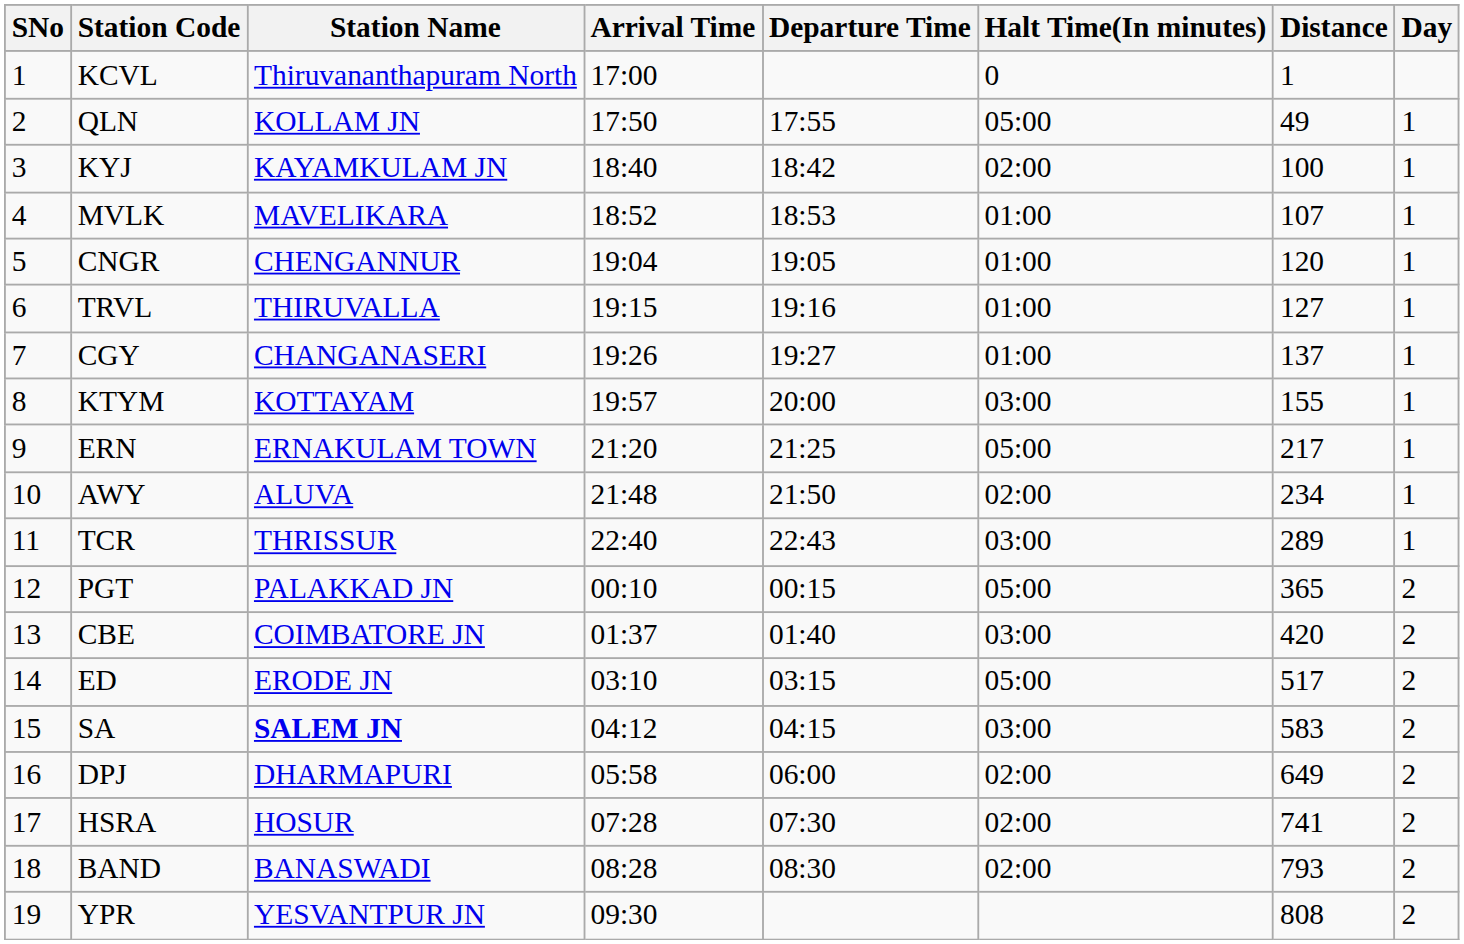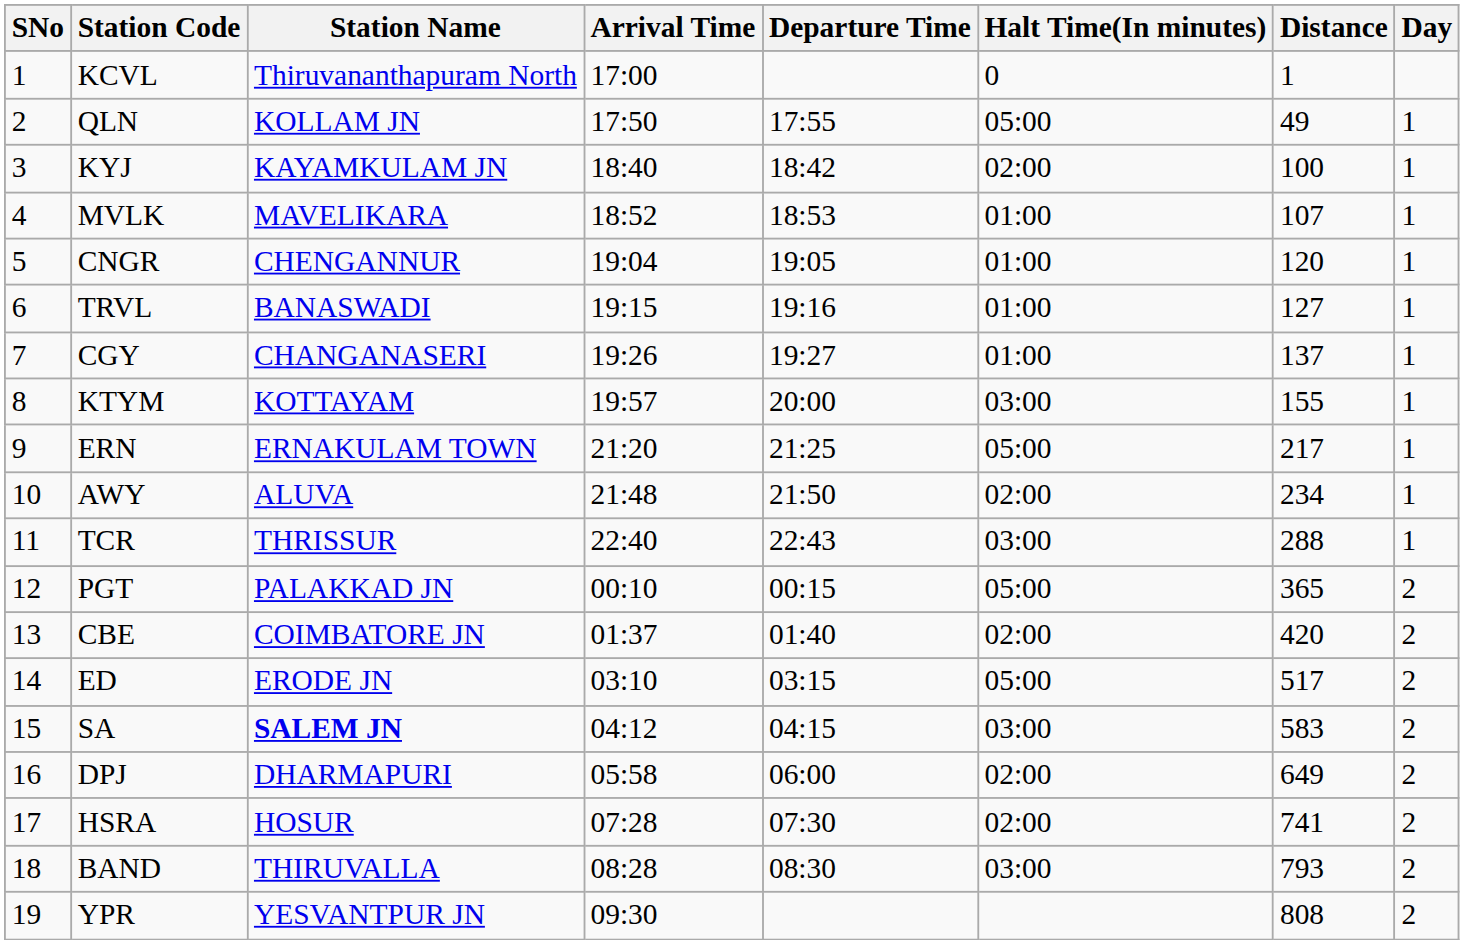(347, 307) THIRUVALLA -> (342, 307) BANASWADI
(1302, 541) 289 -> (1302, 541) 288
(1018, 634) 03:00 -> (1018, 634) 02:00
(342, 868) BANASWADI -> (347, 868) THIRUVALLA
(1018, 868) 02:00 -> (1018, 868) 03:00
